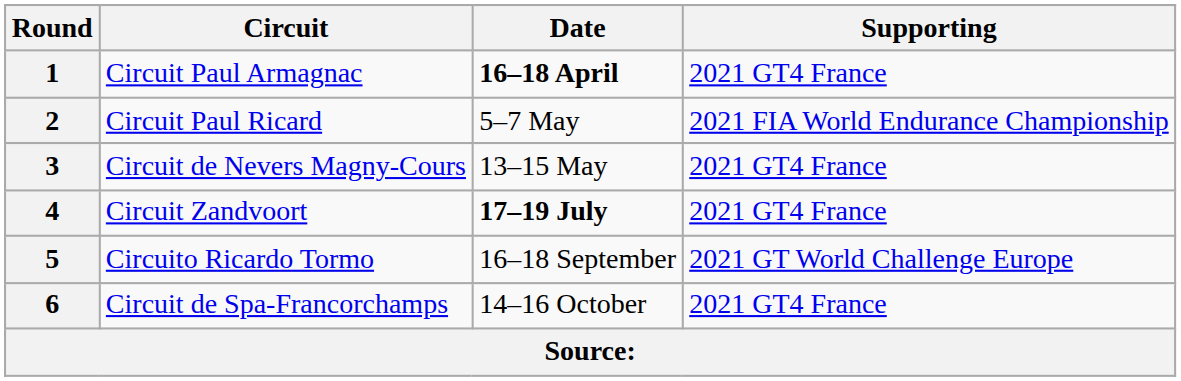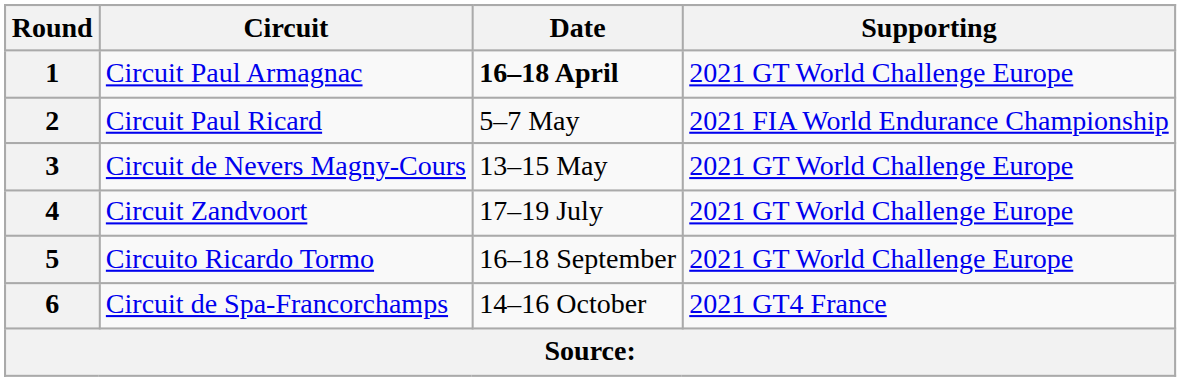(788, 73) 2021 GT4 France -> (881, 73) 2021 GT World Challenge Europe
(788, 165) 2021 GT4 France -> (881, 165) 2021 GT World Challenge Europe
(543, 212) bold -> (541, 212) normal
(788, 212) 2021 GT4 France -> (881, 212) 2021 GT World Challenge Europe
